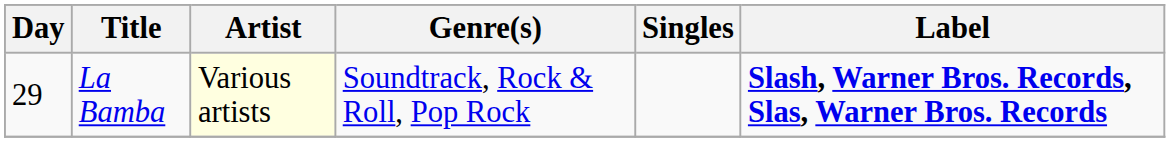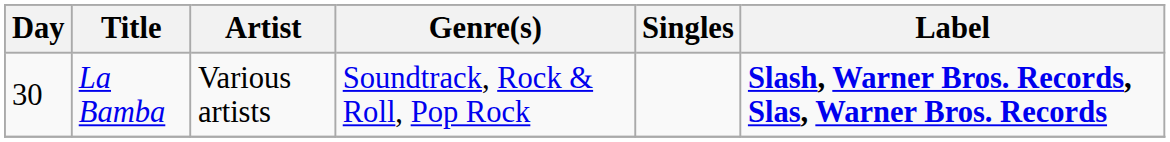(27, 94) 29 -> (27, 94) 30
(245, 94) lightyellow background -> (245, 94) no background
